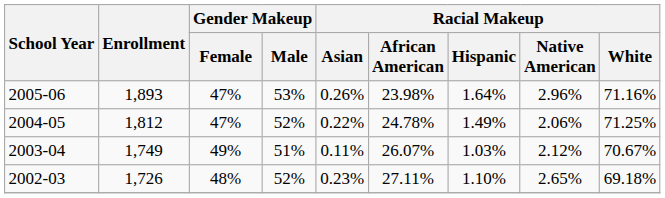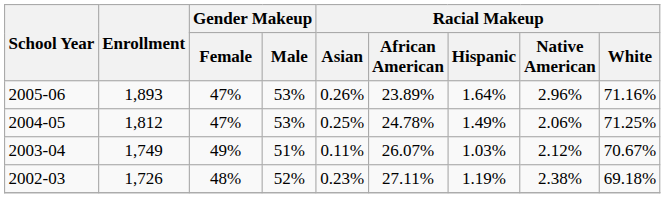(408, 95) 23.98% -> (408, 95) 23.89%
(289, 123) 52% -> (289, 123) 53%
(342, 123) 0.22% -> (342, 123) 0.25%
(484, 179) 1.10% -> (484, 179) 1.19%
(560, 179) 2.65% -> (560, 179) 2.38%
